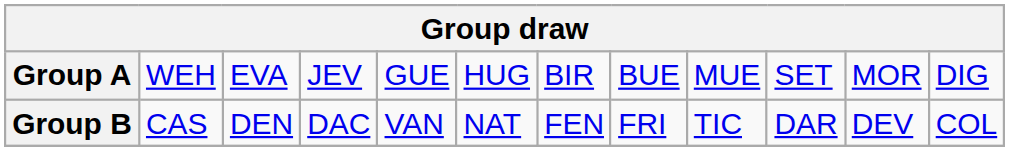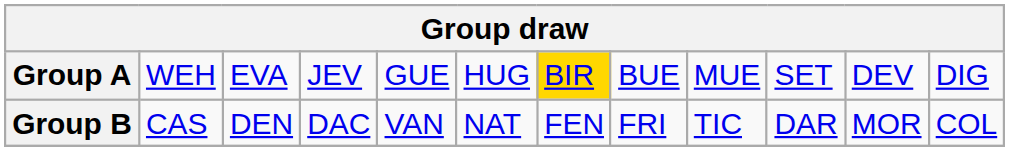(569, 75) no background -> (569, 75) gold background
(887, 75) MOR -> (883, 75) DEV
(883, 123) DEV -> (887, 123) MOR
